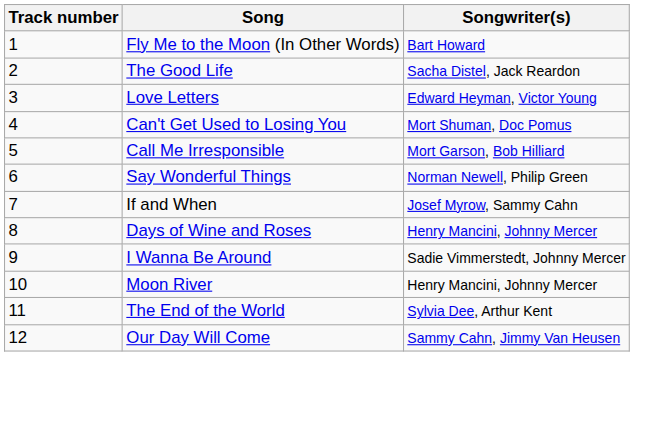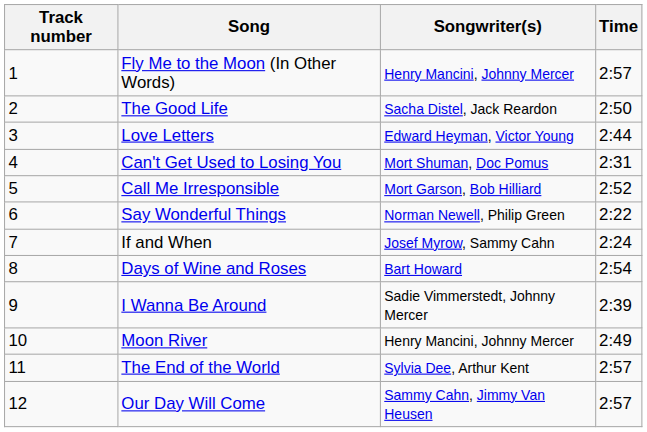+ column: (619, 27)
(446, 45) Bart Howard -> (479, 73) Henry Mancini, Johnny Mercer
(502, 232) Henry Mancini, Johnny Mercer -> (423, 269) Bart Howard
